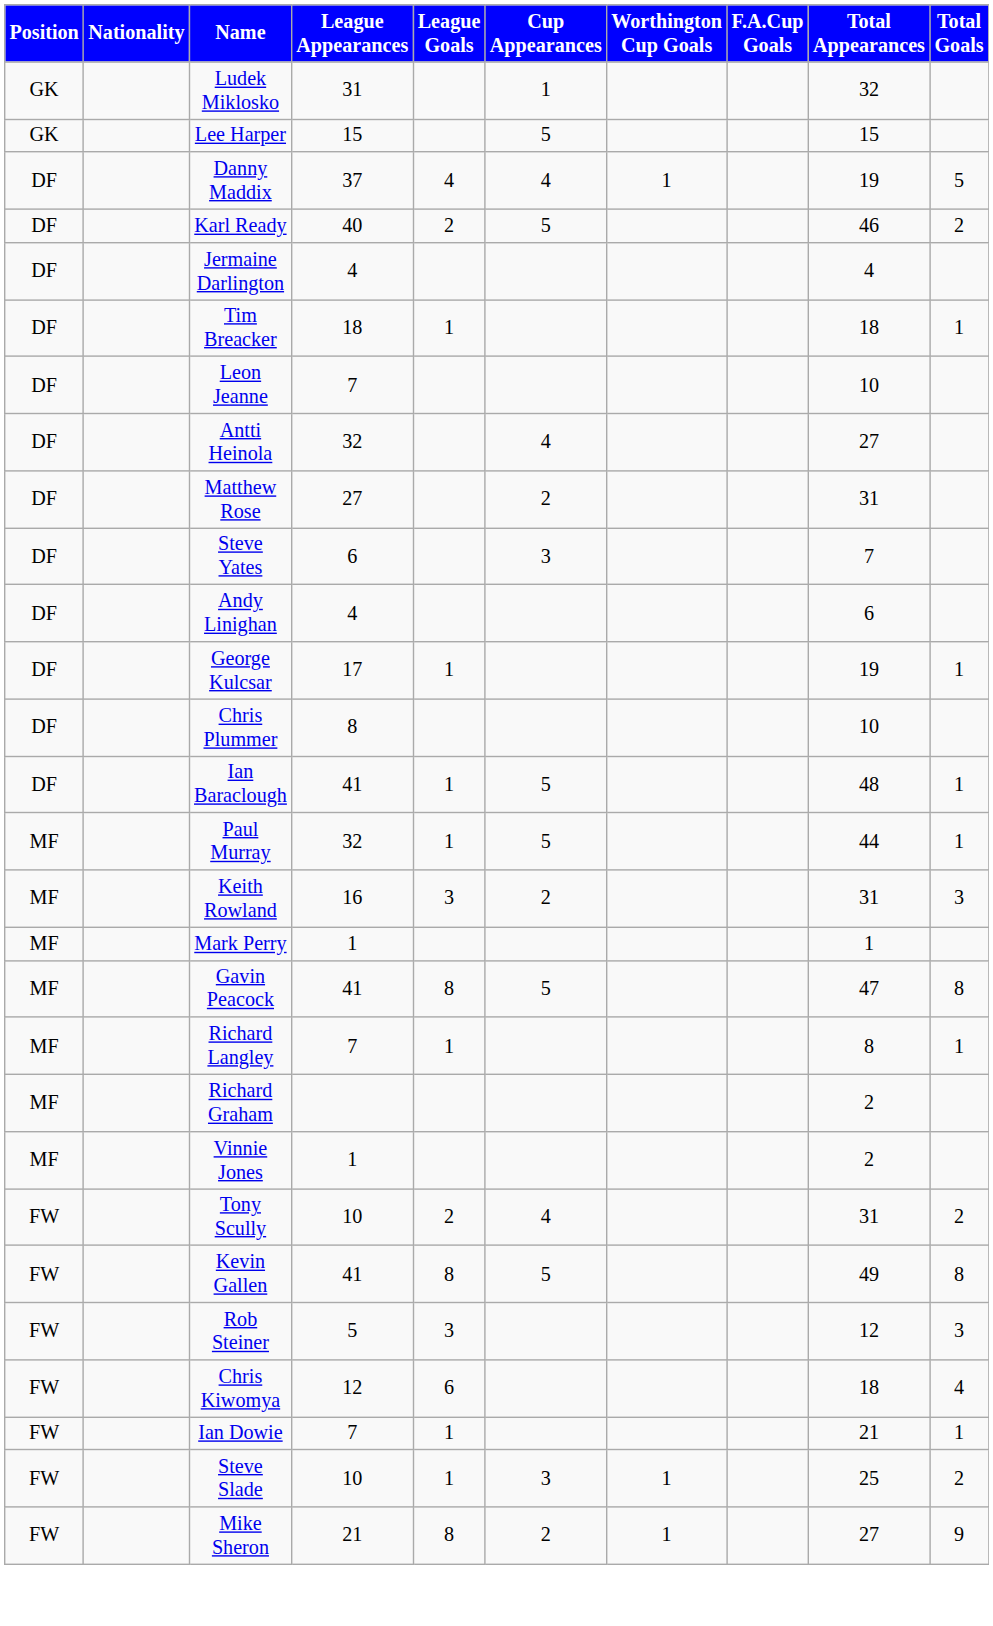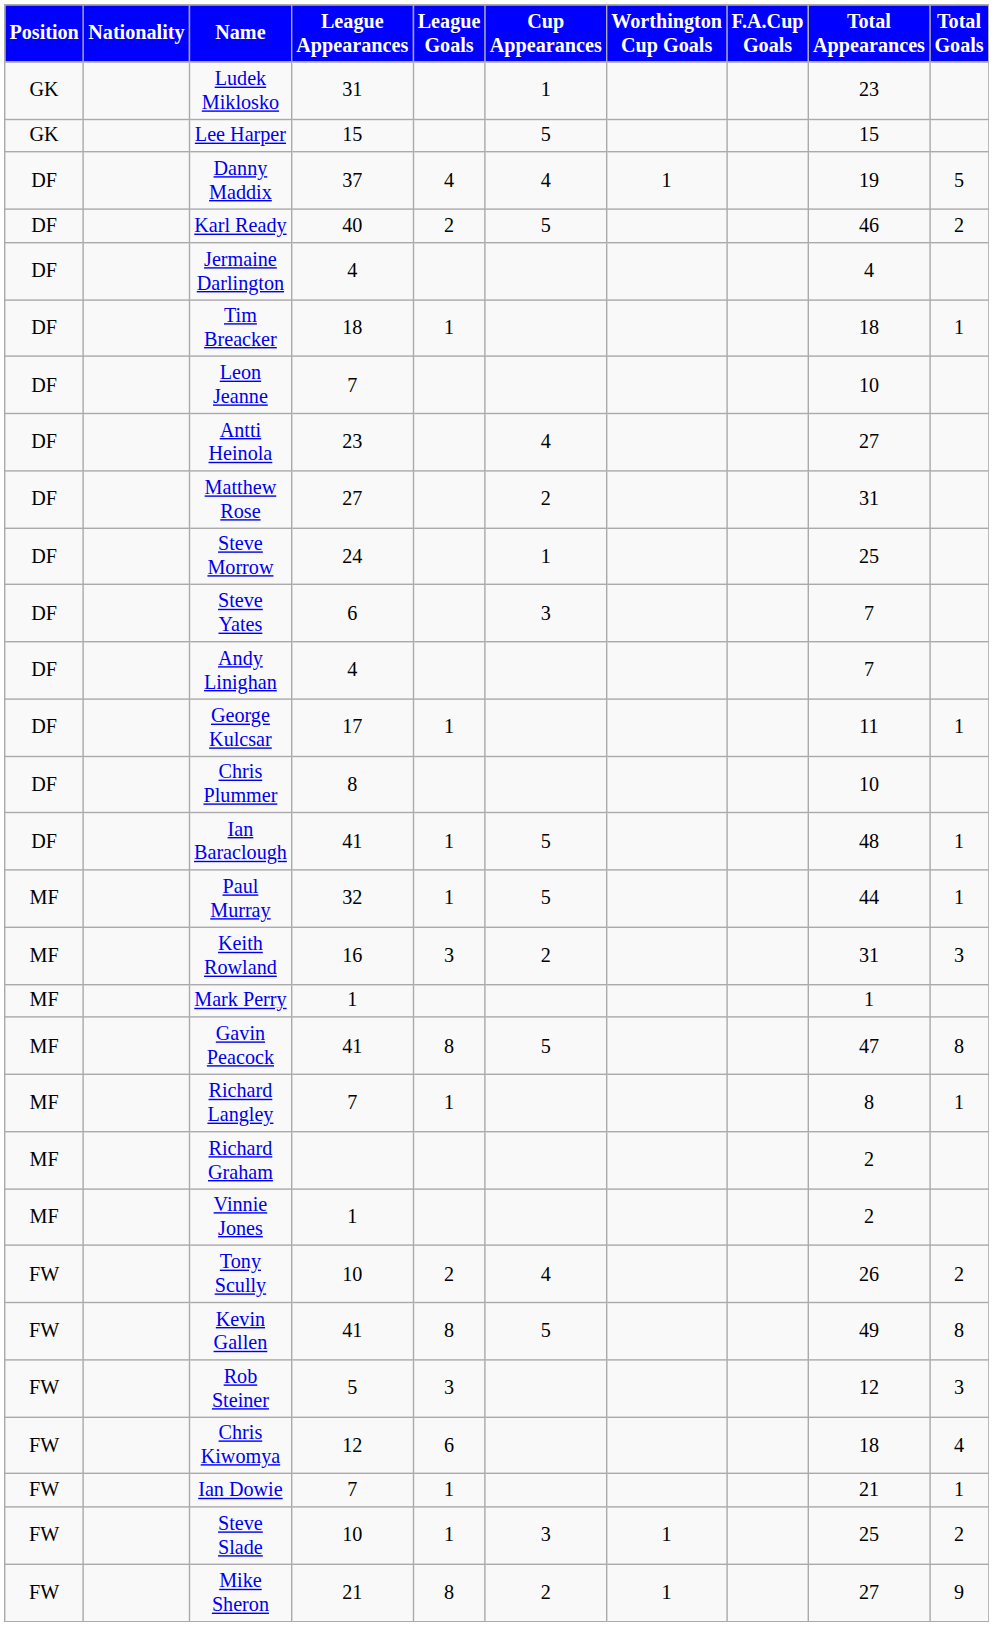(869, 90) 32 -> (869, 90) 23
(352, 442) 32 -> (352, 442) 23
+ row: (240, 556)
(869, 613) 6 -> (869, 670) 7
(869, 670) 19 -> (869, 727) 11
(869, 1217) 31 -> (869, 1274) 26
